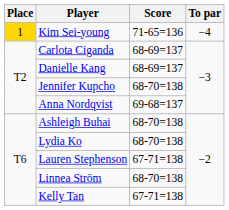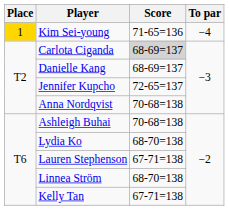(158, 50) no background -> (158, 50) lightgrey background
(158, 86) 68-70=138 -> (158, 86) 72-65=137
(158, 104) 69-68=137 -> (158, 104) 70-68=138
(158, 123) 68-70=138 -> (158, 123) 70-68=138
